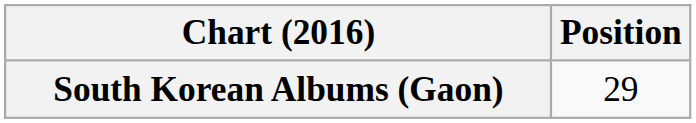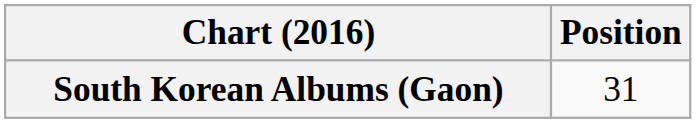(621, 88) 29 -> (621, 88) 31
